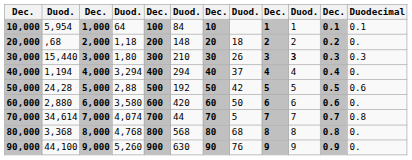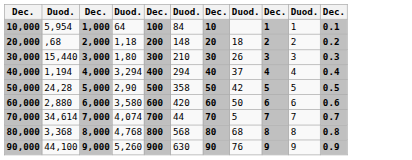- column: (377, 12)
(293, 57) bold -> (293, 57) normal
(125, 87) 2,88 -> (125, 87) 2,90
(181, 87) 192 -> (181, 87) 358
